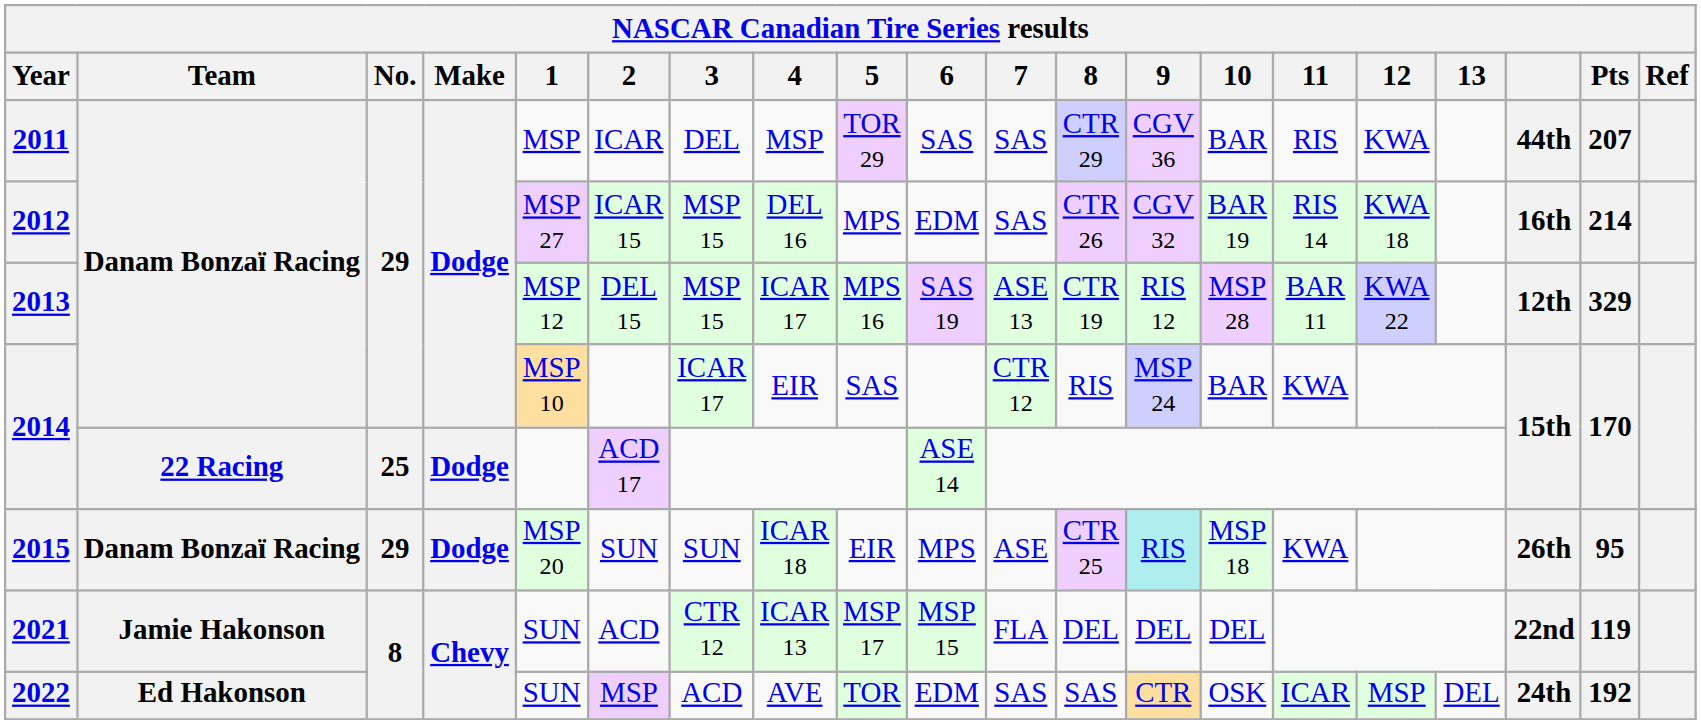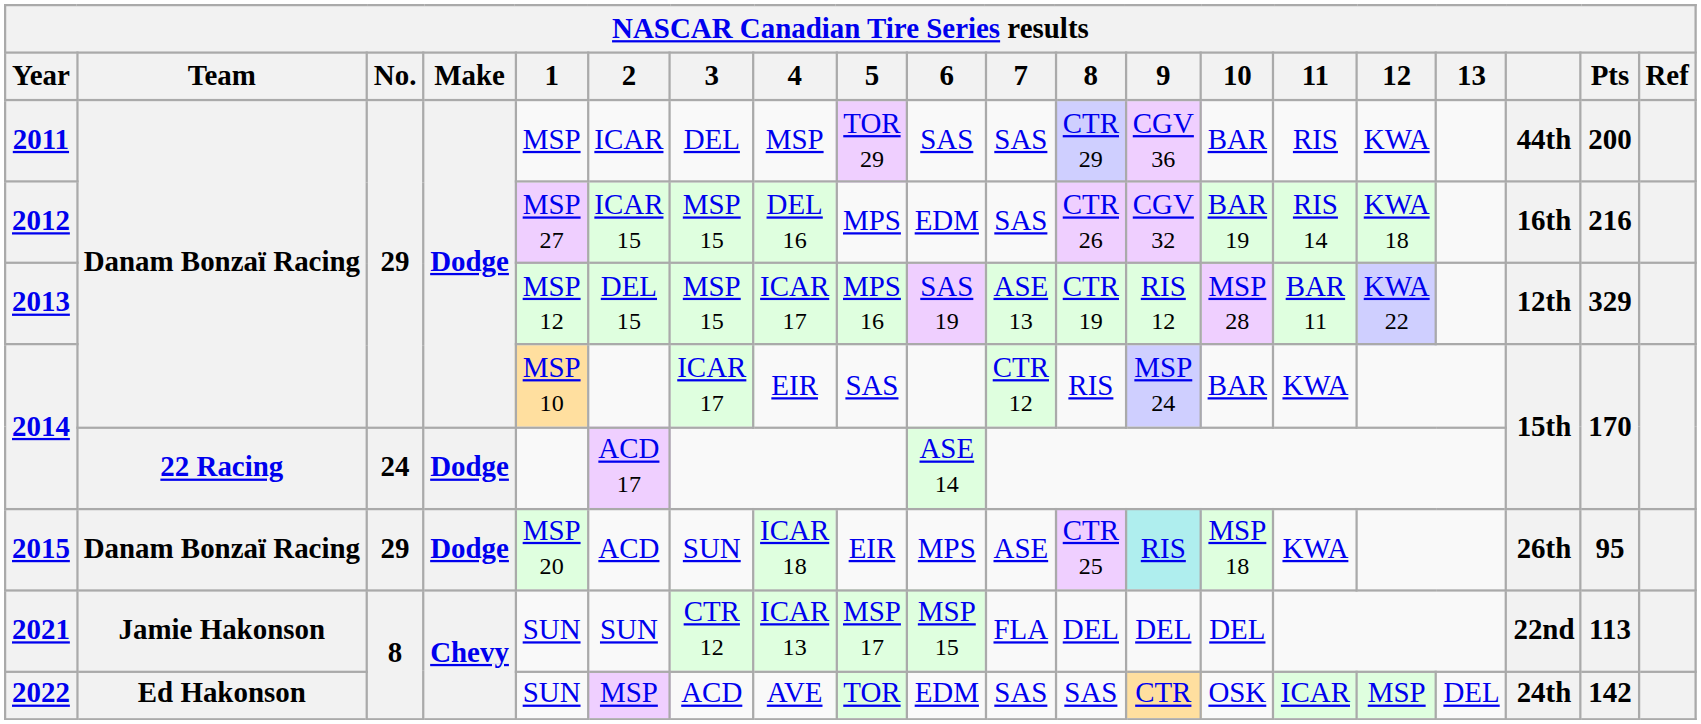(1610, 140) 207 -> (1610, 140) 200
(1610, 221) 214 -> (1610, 221) 216
(395, 466) 25 -> (395, 466) 24
(629, 548) SUN -> (629, 548) ACD
(629, 629) ACD -> (629, 629) SUN
(1610, 629) 119 -> (1610, 629) 113
(1610, 694) 192 -> (1610, 694) 142
